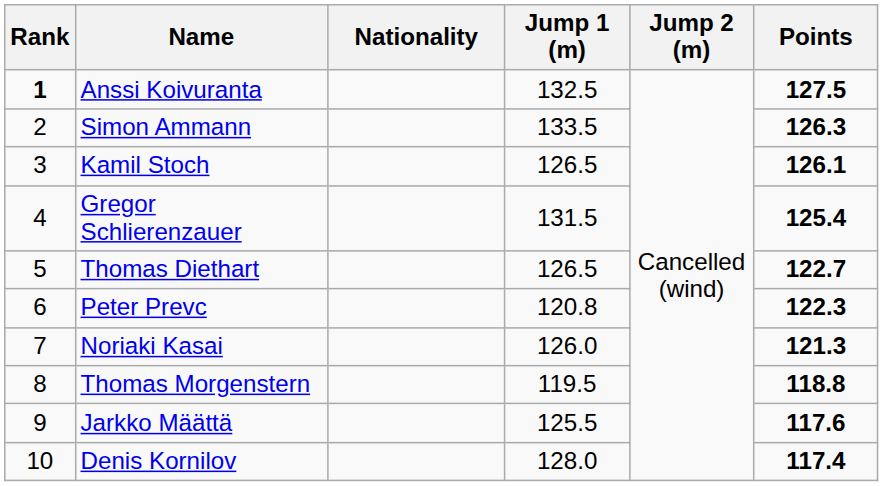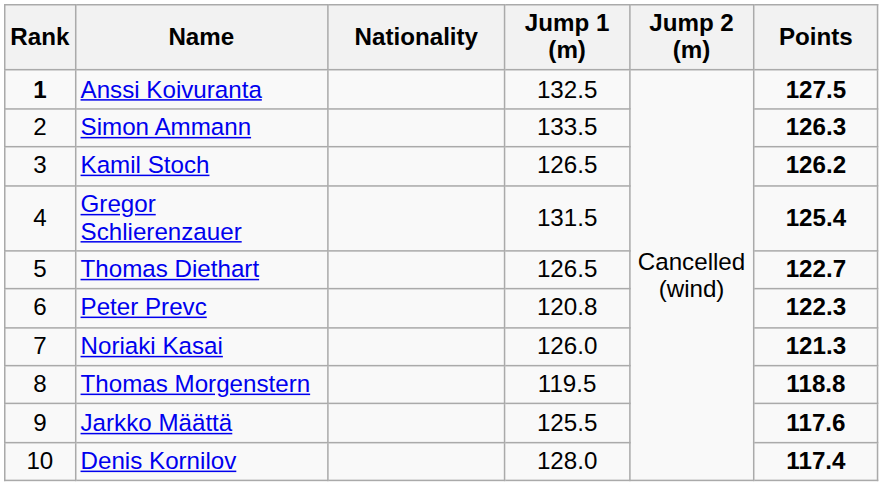(816, 165) 126.1 -> (816, 165) 126.2
